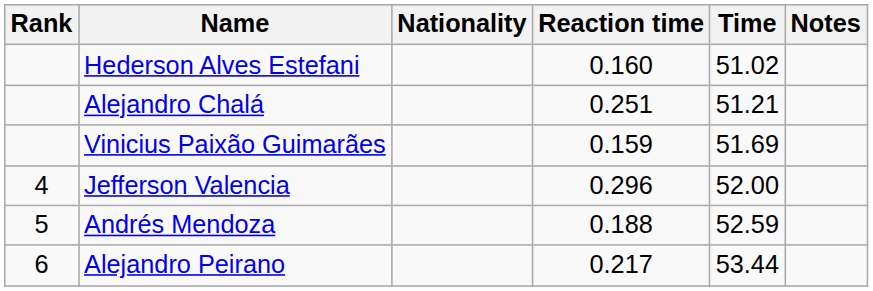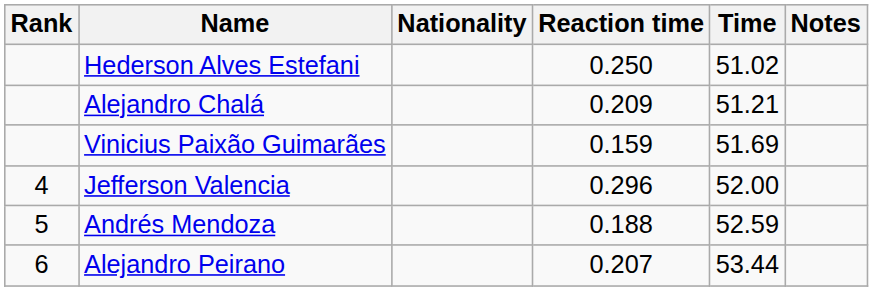(621, 64) 0.160 -> (621, 64) 0.250
(621, 104) 0.251 -> (621, 104) 0.209
(621, 265) 0.217 -> (621, 265) 0.207
